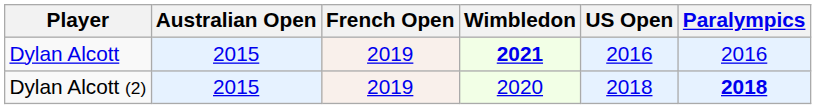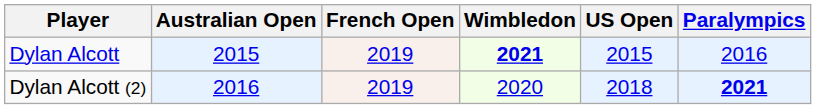(629, 53) 2016 -> (629, 53) 2015
(236, 86) 2015 -> (236, 86) 2016
(744, 86) 2018 -> (744, 86) 2021
